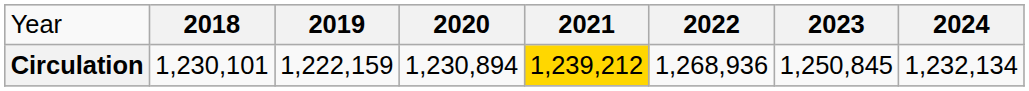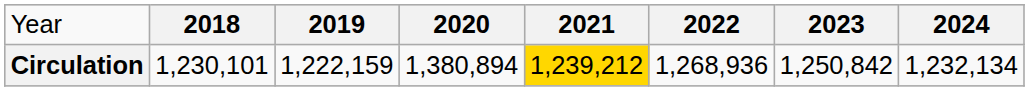(462, 65) 1,230,894 -> (462, 65) 1,380,894
(836, 65) 1,250,845 -> (836, 65) 1,250,842
